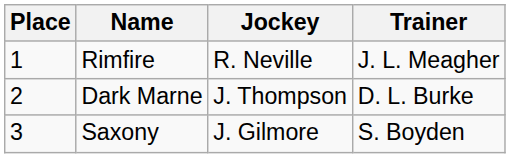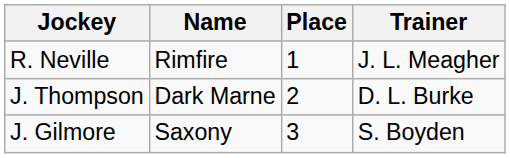columns swapped: (40, 22) <-> (280, 22)
